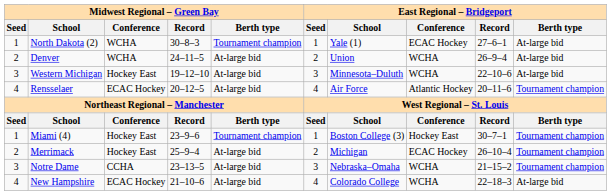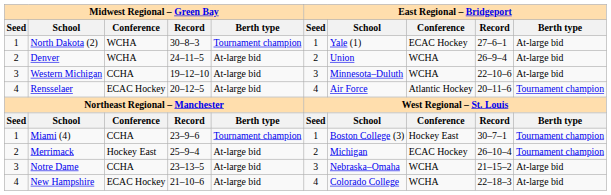(131, 74) Hockey East -> (120, 74) CCHA
(131, 136) Hockey East -> (120, 136) CCHA
(560, 167) Tournament champion -> (540, 167) At-large bid
